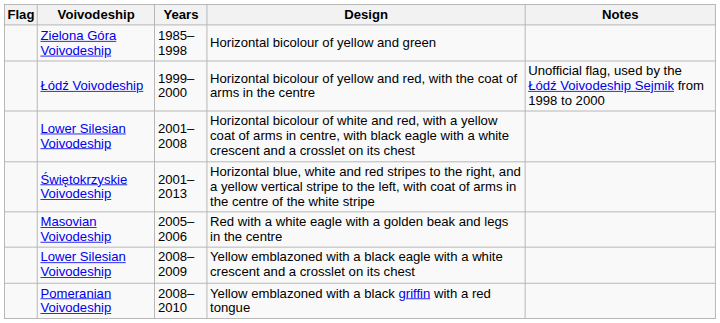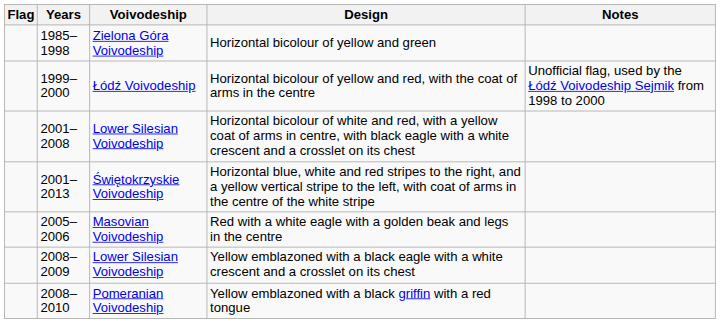columns swapped: (96, 14) <-> (181, 14)
